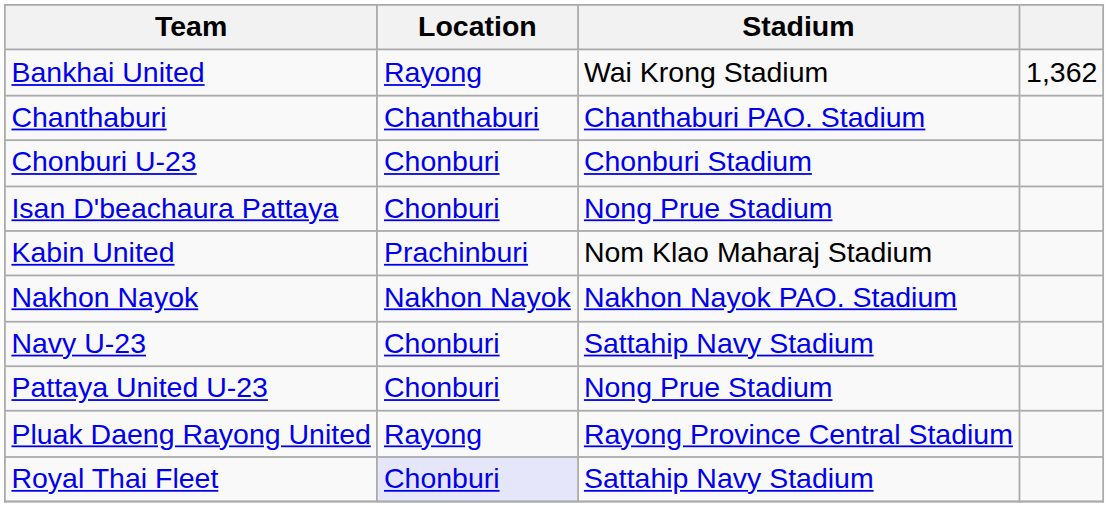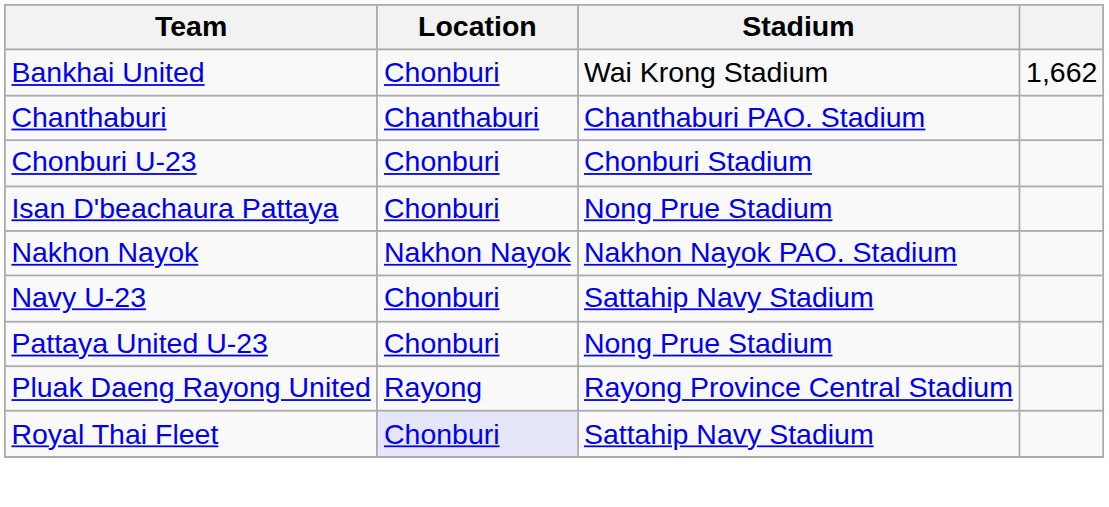(433, 72) Rayong -> (442, 72) Chonburi
(1062, 72) 1,362 -> (1062, 72) 1,662
- row: (93, 252)
